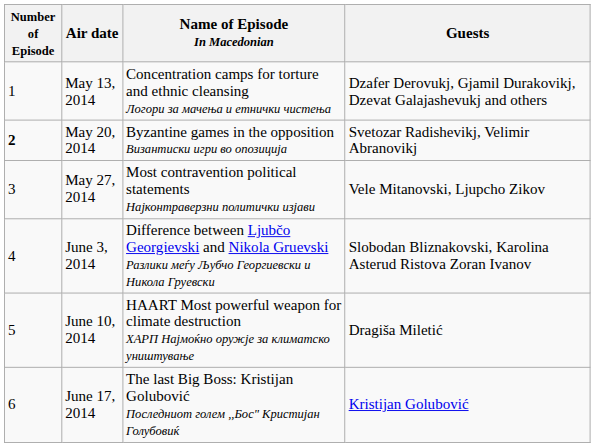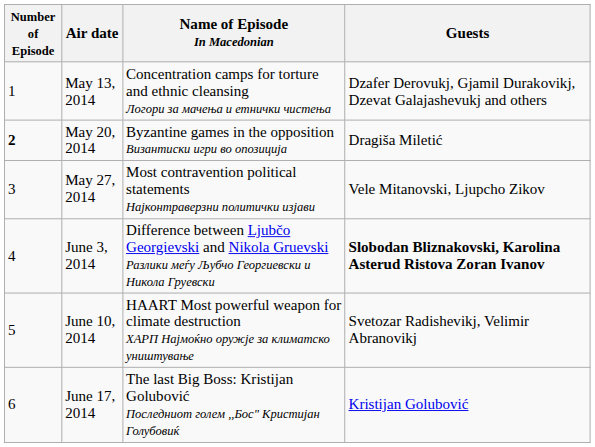(439, 140) Svetozar Radishevikj, Velimir Abranovikj -> (396, 140) Dragiša Miletić
(449, 255) normal -> (454, 255) bold
(396, 330) Dragiša Miletić -> (439, 330) Svetozar Radishevikj, Velimir Abranovikj
